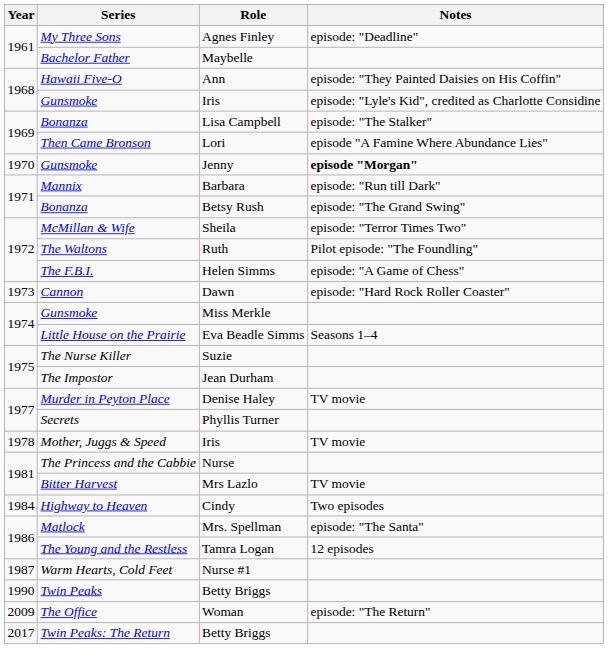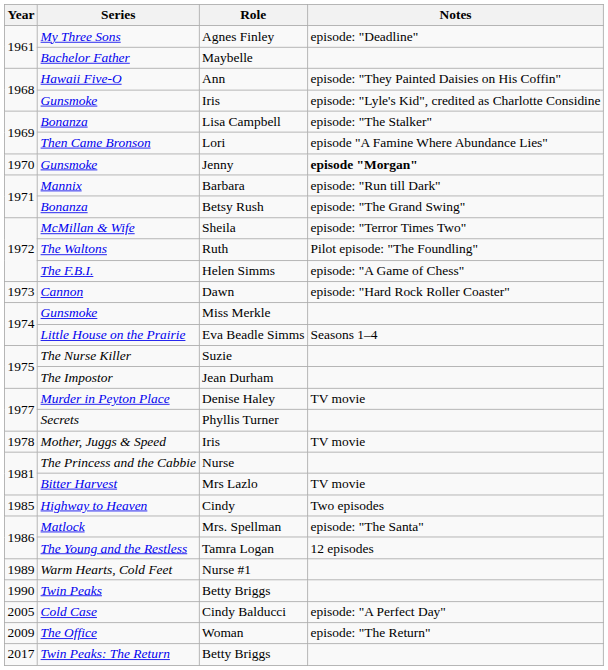(21, 505) 1984 -> (21, 505) 1985
(21, 569) 1987 -> (21, 569) 1989
+ row: (69, 611)
